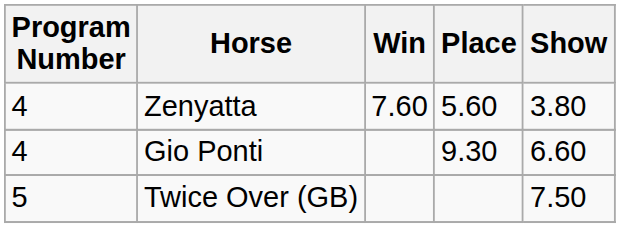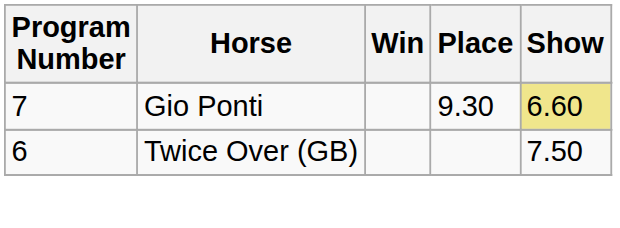- row: (200, 105)
(20, 151) 4 -> (20, 105) 7
(558, 151) no background -> (555, 105) khaki background
(20, 197) 5 -> (20, 151) 6
